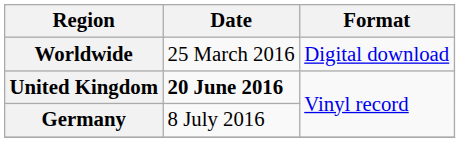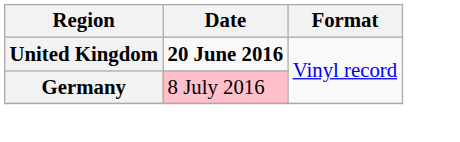- row: (84, 53)
(216, 119) no background -> (216, 86) pink background
